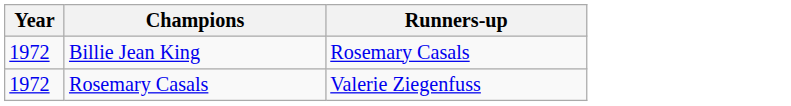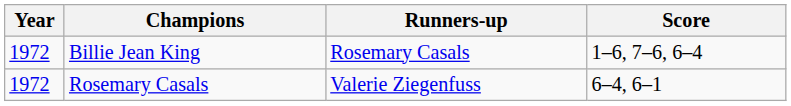+ column: (686, 20)
